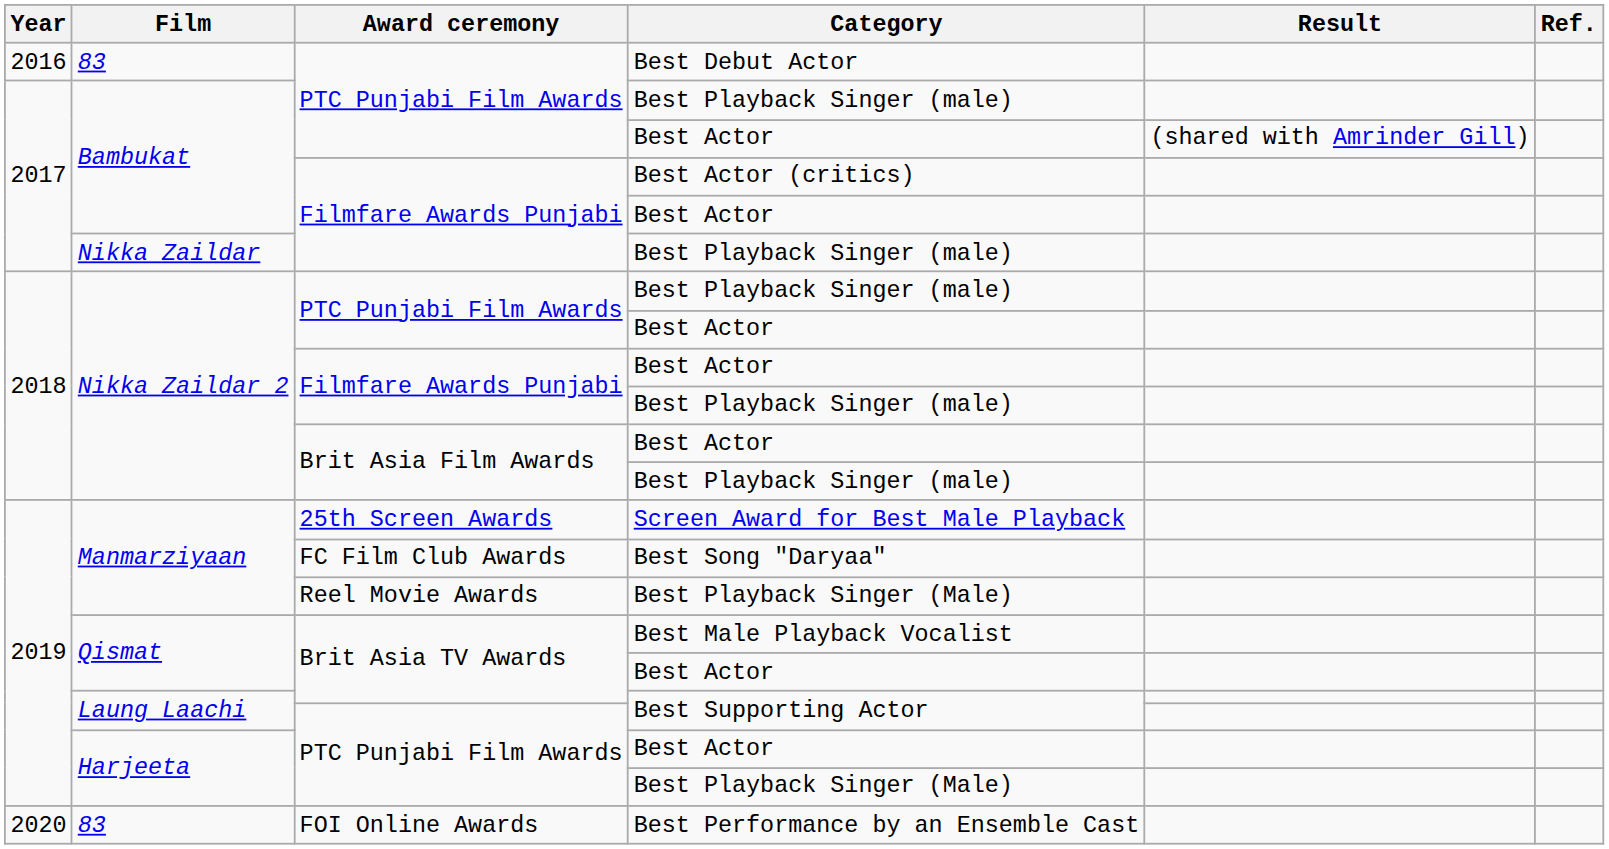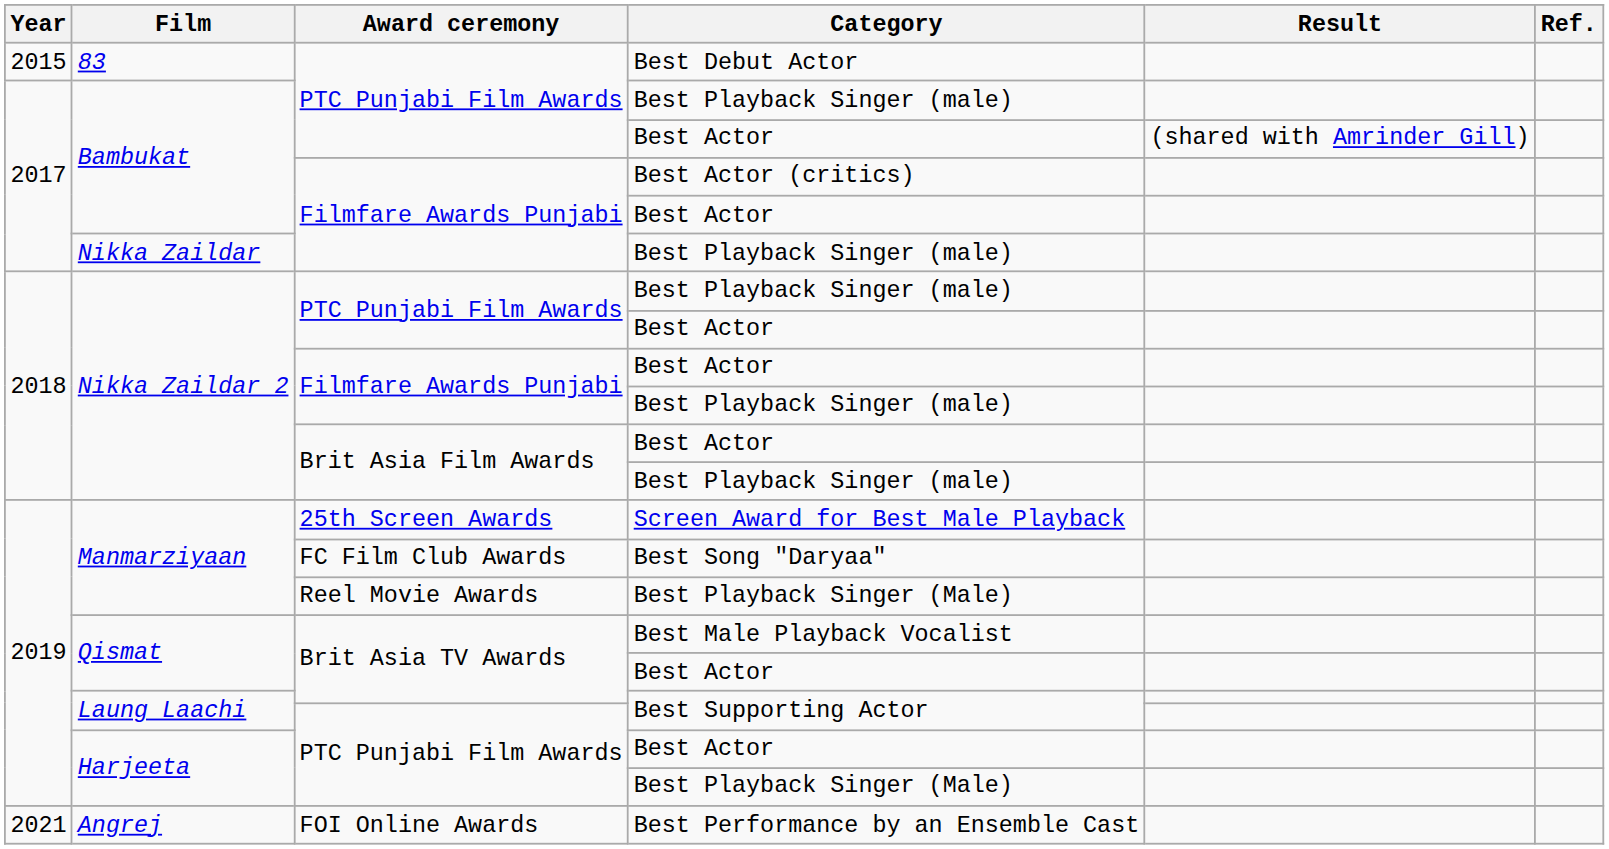(39, 62) 2016 -> (39, 62) 2015
(39, 825) 2020 -> (39, 825) 2021
(92, 825) 83 -> (120, 825) Angrej
